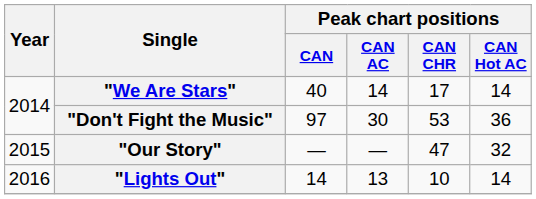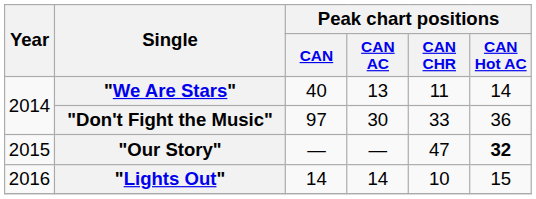(378, 90) 14 -> (378, 90) 13
(439, 90) 17 -> (439, 90) 11
(439, 120) 53 -> (439, 120) 33
(501, 149) normal -> (501, 149) bold
(378, 179) 13 -> (378, 179) 14
(501, 179) 14 -> (501, 179) 15
